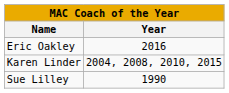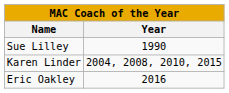rows swapped: (38, 80) <-> (41, 46)
